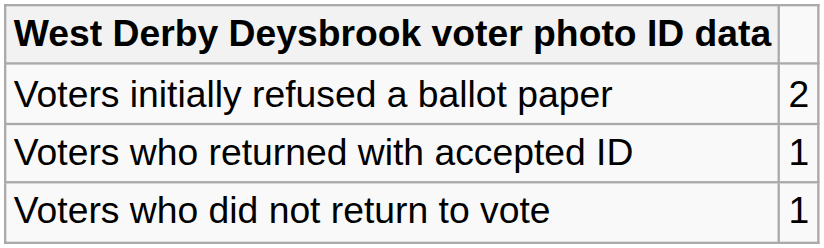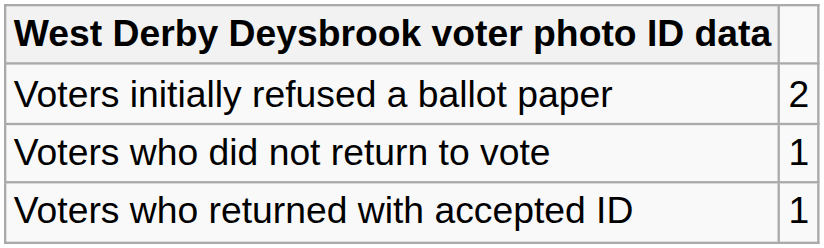rows swapped: (324, 152) <-> (282, 211)
